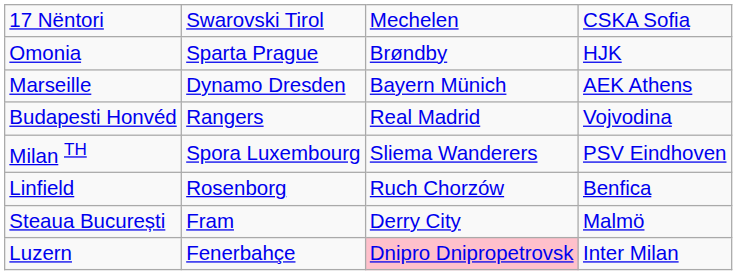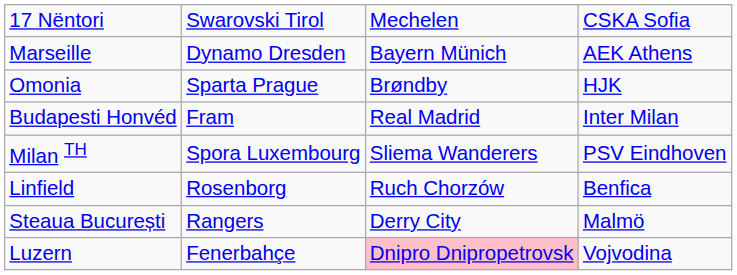rows swapped: (45, 53) <-> (50, 85)
(225, 118) Rangers -> (210, 118) Fram
(627, 118) Vojvodina -> (631, 118) Inter Milan
(210, 221) Fram -> (225, 221) Rangers
(631, 253) Inter Milan -> (627, 253) Vojvodina
